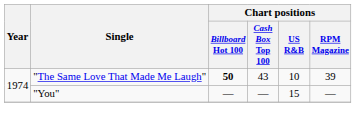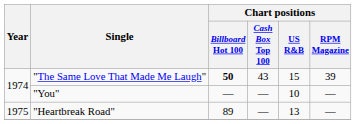(294, 77) 10 -> (294, 77) 15
(294, 94) 15 -> (294, 94) 10
+ row: (74, 111)
